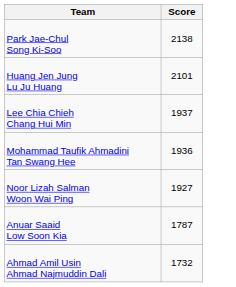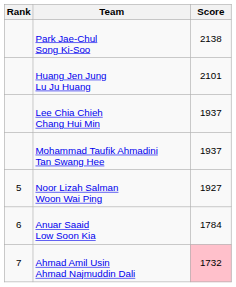+ column: (19, 12)
(182, 151) 1936 -> (211, 151) 1937
(182, 225) 1787 -> (211, 225) 1784
(182, 263) no background -> (211, 263) pink background
